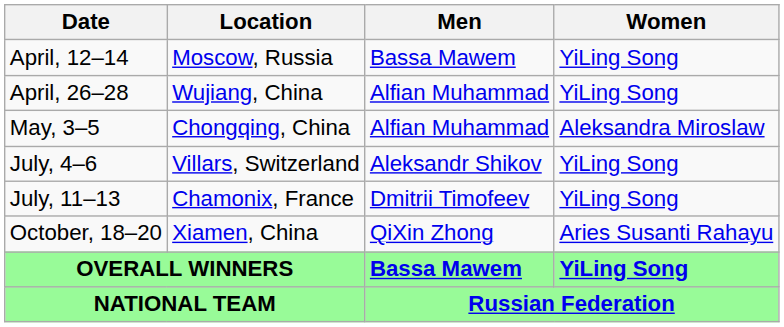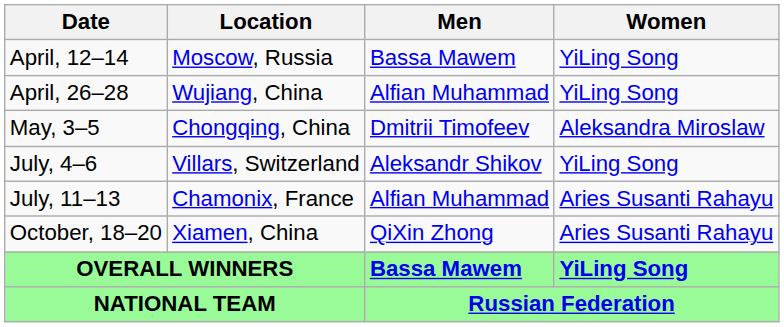(460, 127) Alfian Muhammad -> (450, 127) Dmitrii Timofeev
(450, 198) Dmitrii Timofeev -> (460, 198) Alfian Muhammad
(619, 198) YiLing Song -> (666, 198) Aries Susanti Rahayu
